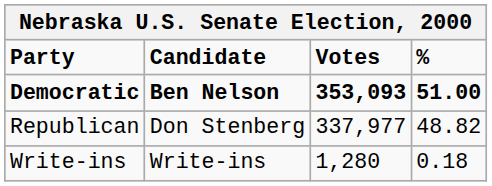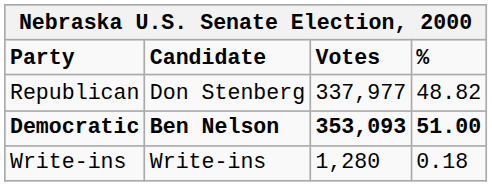rows swapped: (75, 93) <-> (75, 128)
